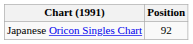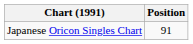(166, 30) 92 -> (166, 30) 91
